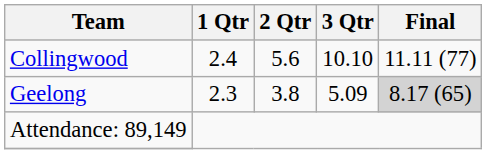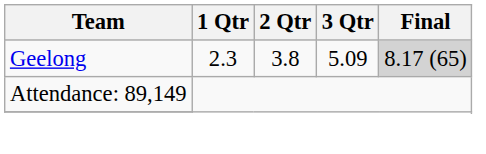- row: (69, 58)
